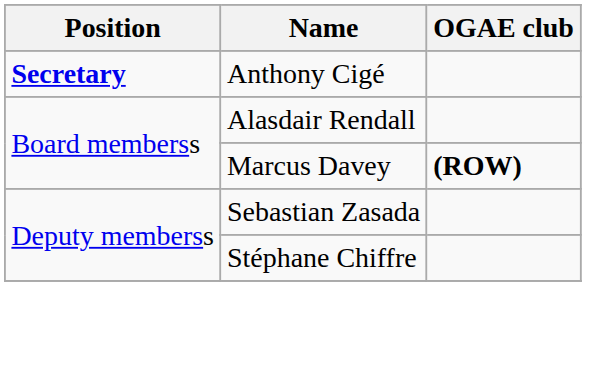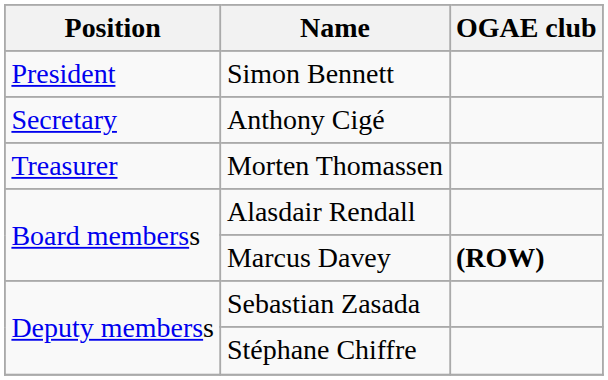+ row: (310, 73)
(69, 73) bold -> (64, 119) normal
+ row: (335, 166)
